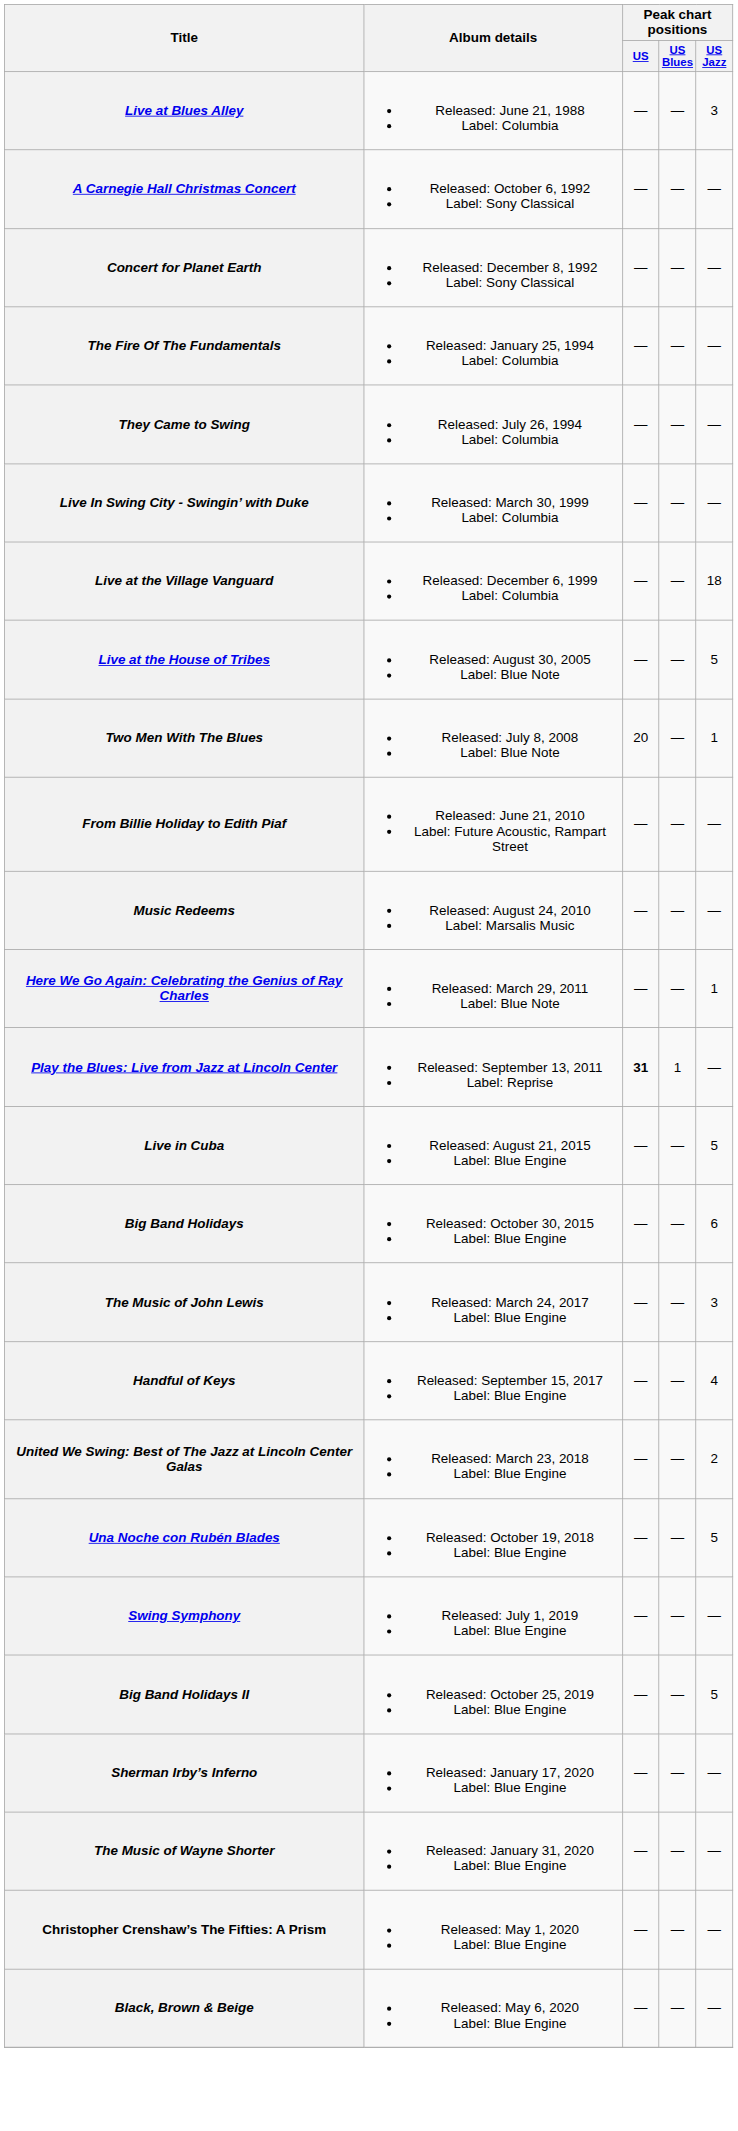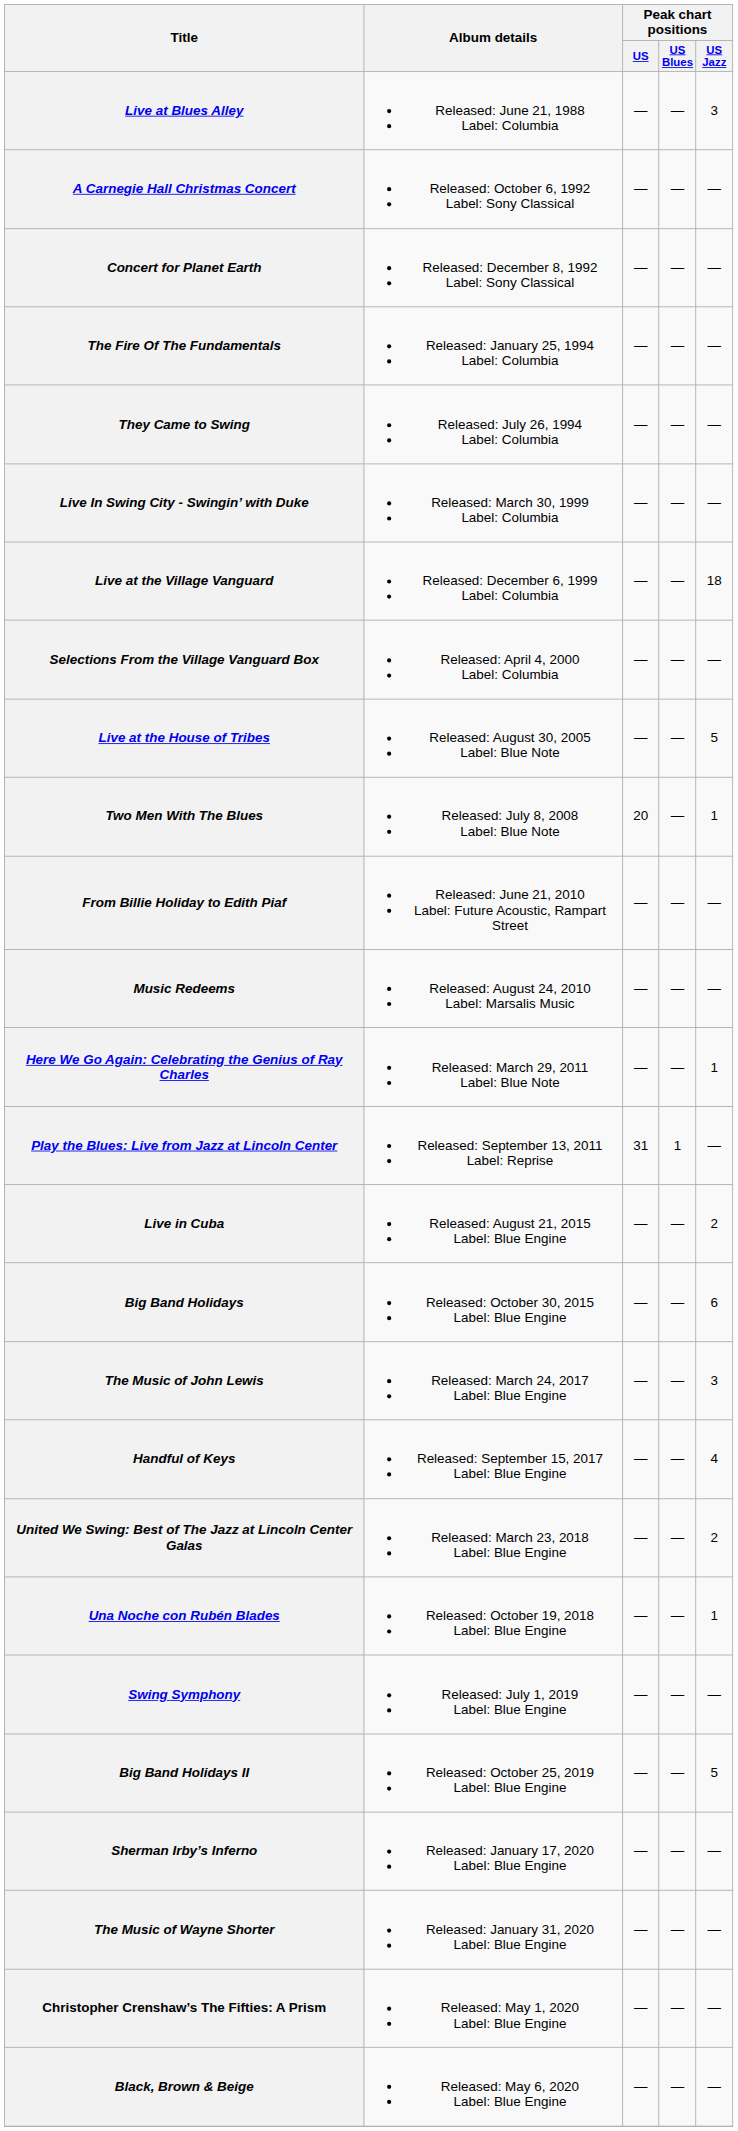+ row: (184, 659)
(641, 1067) bold -> (641, 1145) normal
(714, 1145) 5 -> (714, 1223) 2
(714, 1537) 5 -> (714, 1616) 1
